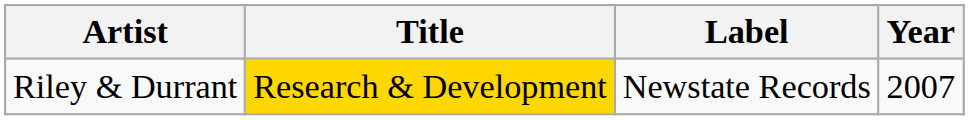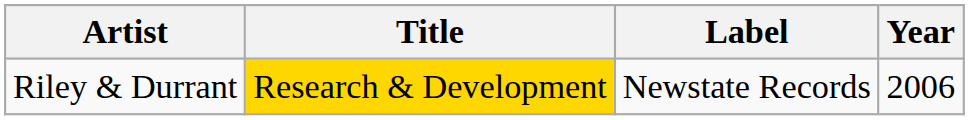(921, 85) 2007 -> (921, 85) 2006
